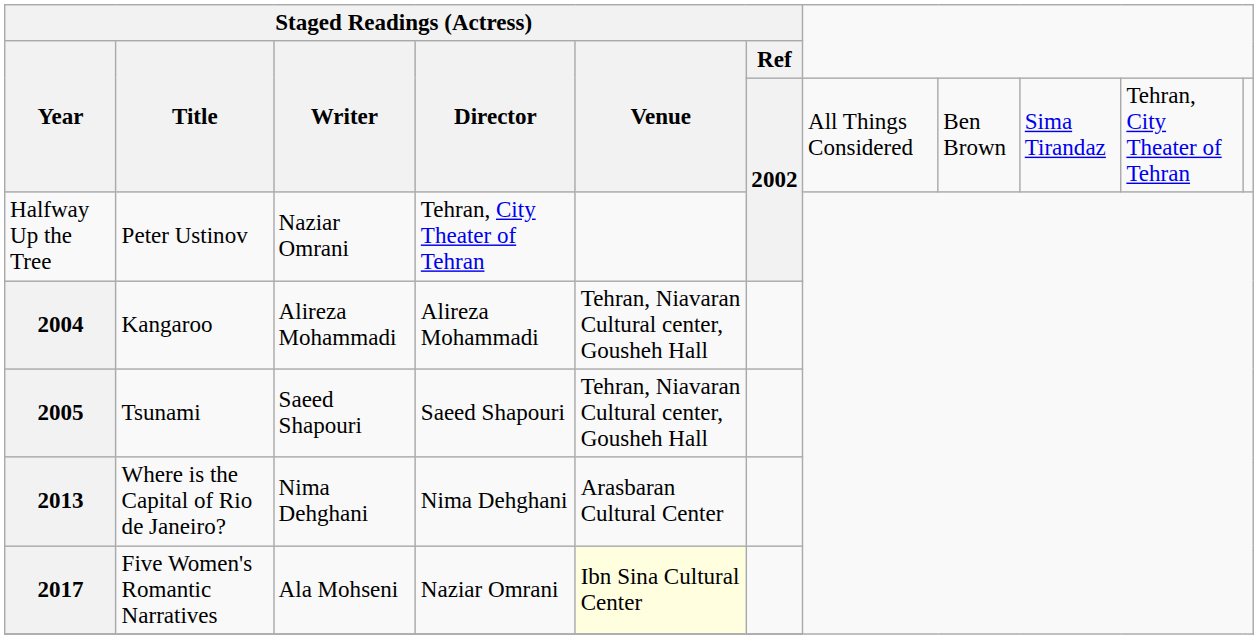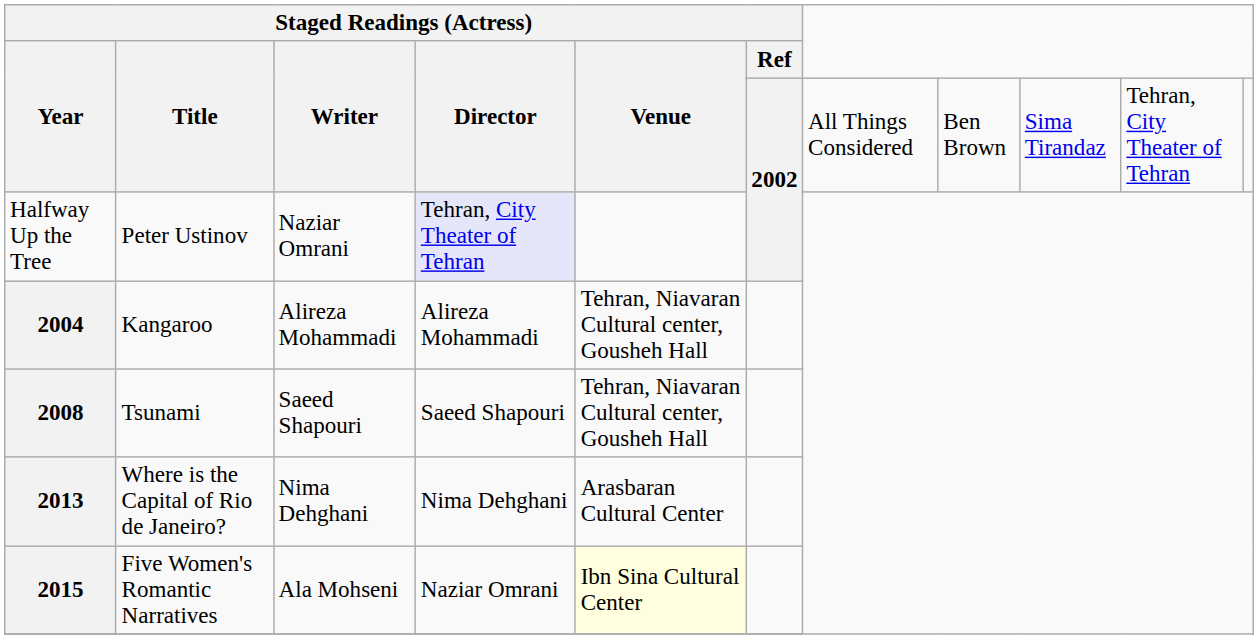(478, 236) no background -> (478, 236) lavender background
(60, 412) 2005 -> (60, 412) 2008
(60, 589) 2017 -> (60, 589) 2015
